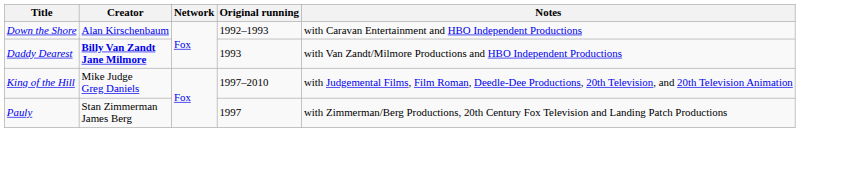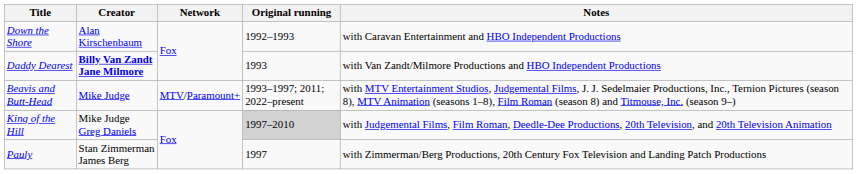+ row: (31, 95)
(244, 83) no background -> (270, 124) lightgrey background
